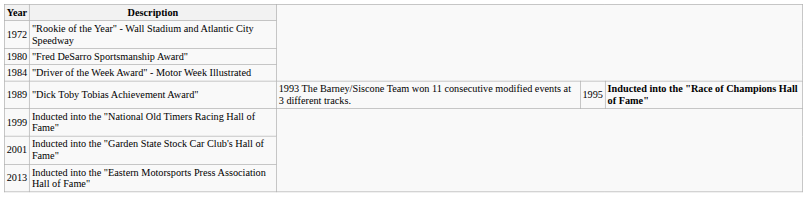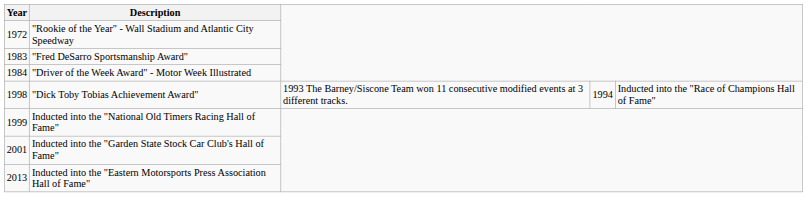(17, 56) 1980 -> (17, 56) 1983
(17, 94) 1989 -> (17, 94) 1998
(593, 94) 1995 -> (603, 94) 1994
(703, 94) bold -> (706, 94) normal
